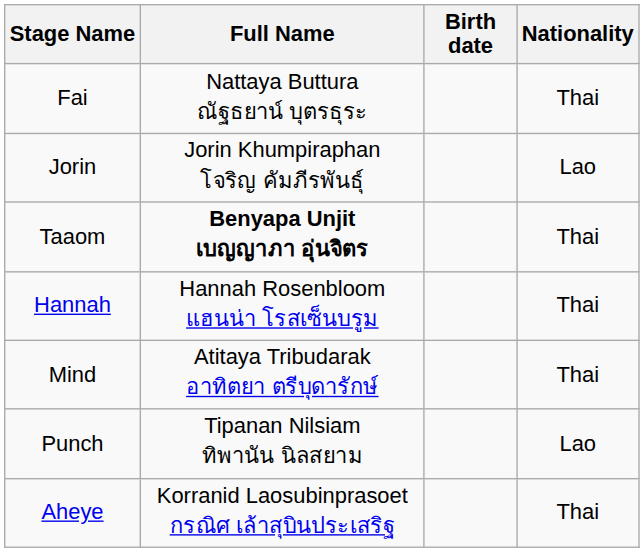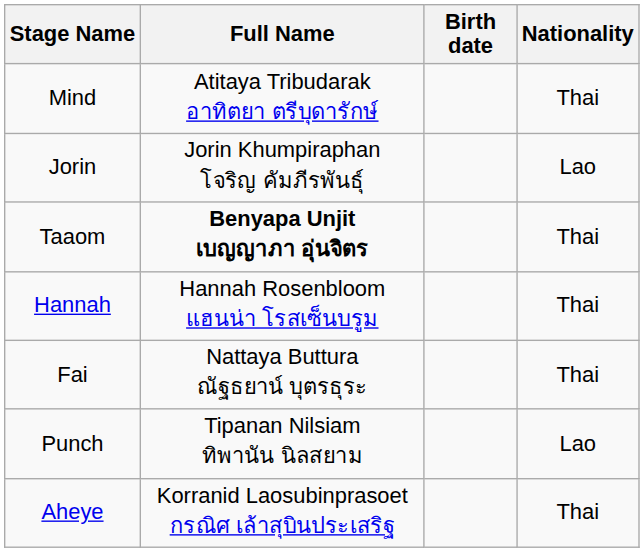rows swapped: (72, 374) <-> (72, 98)
